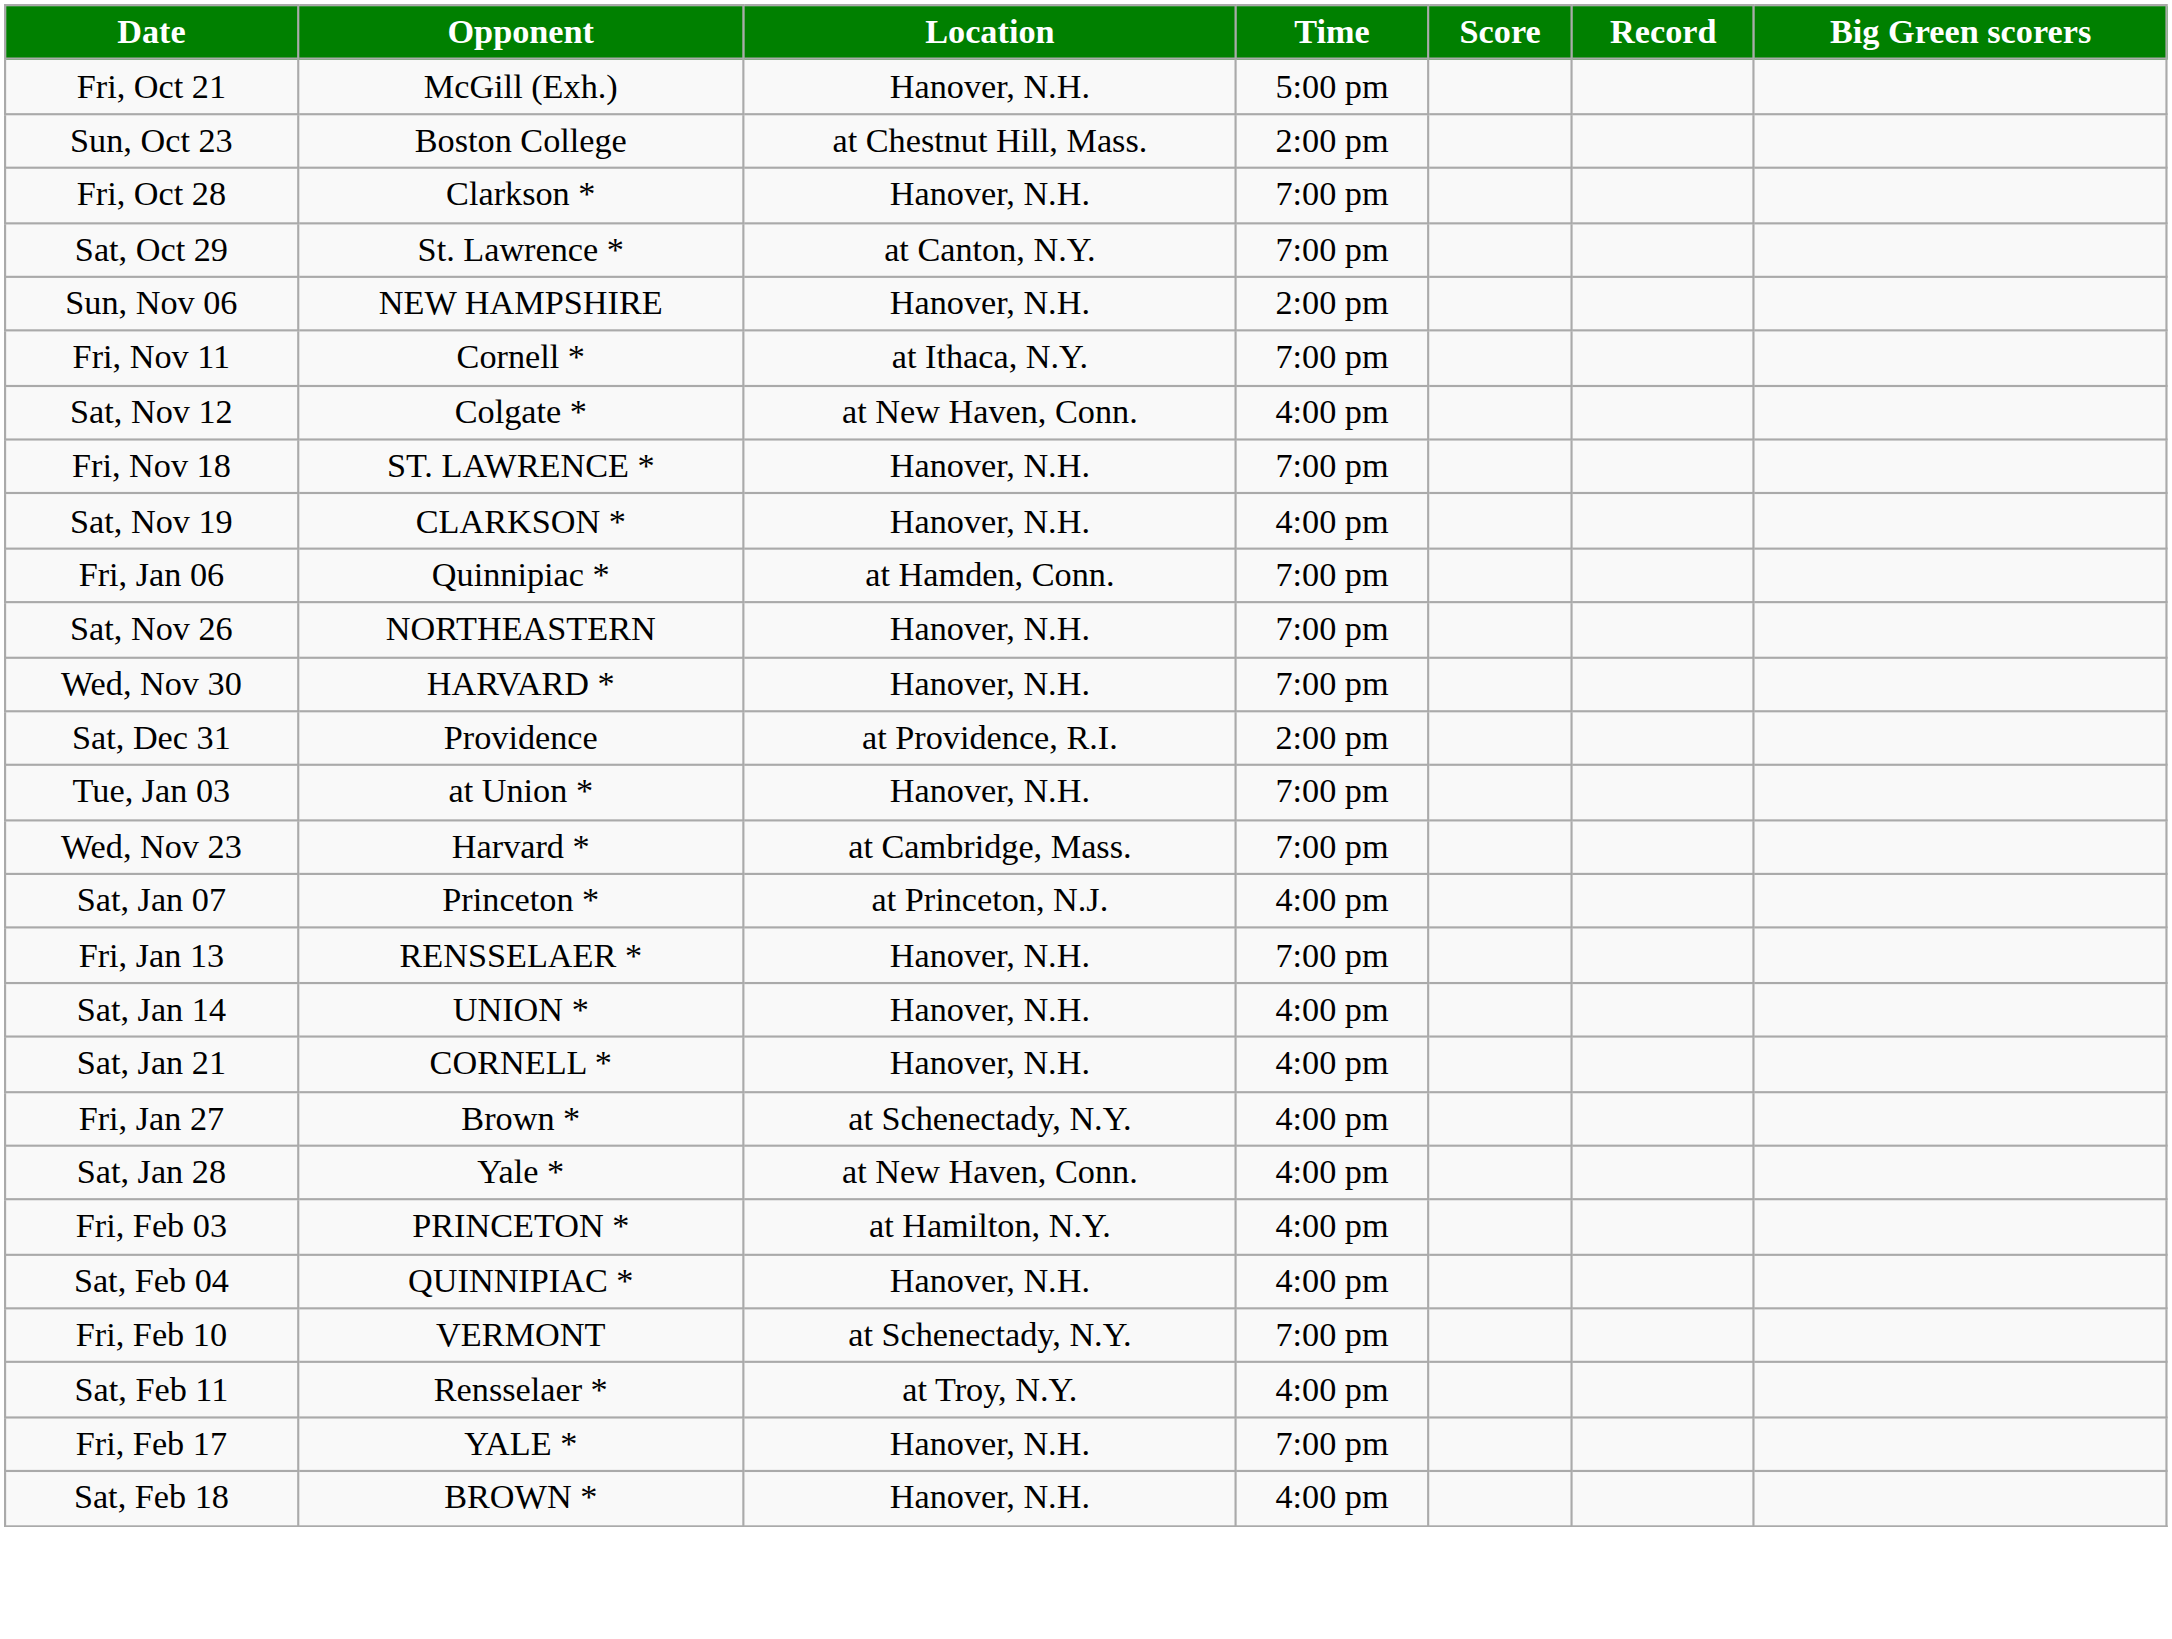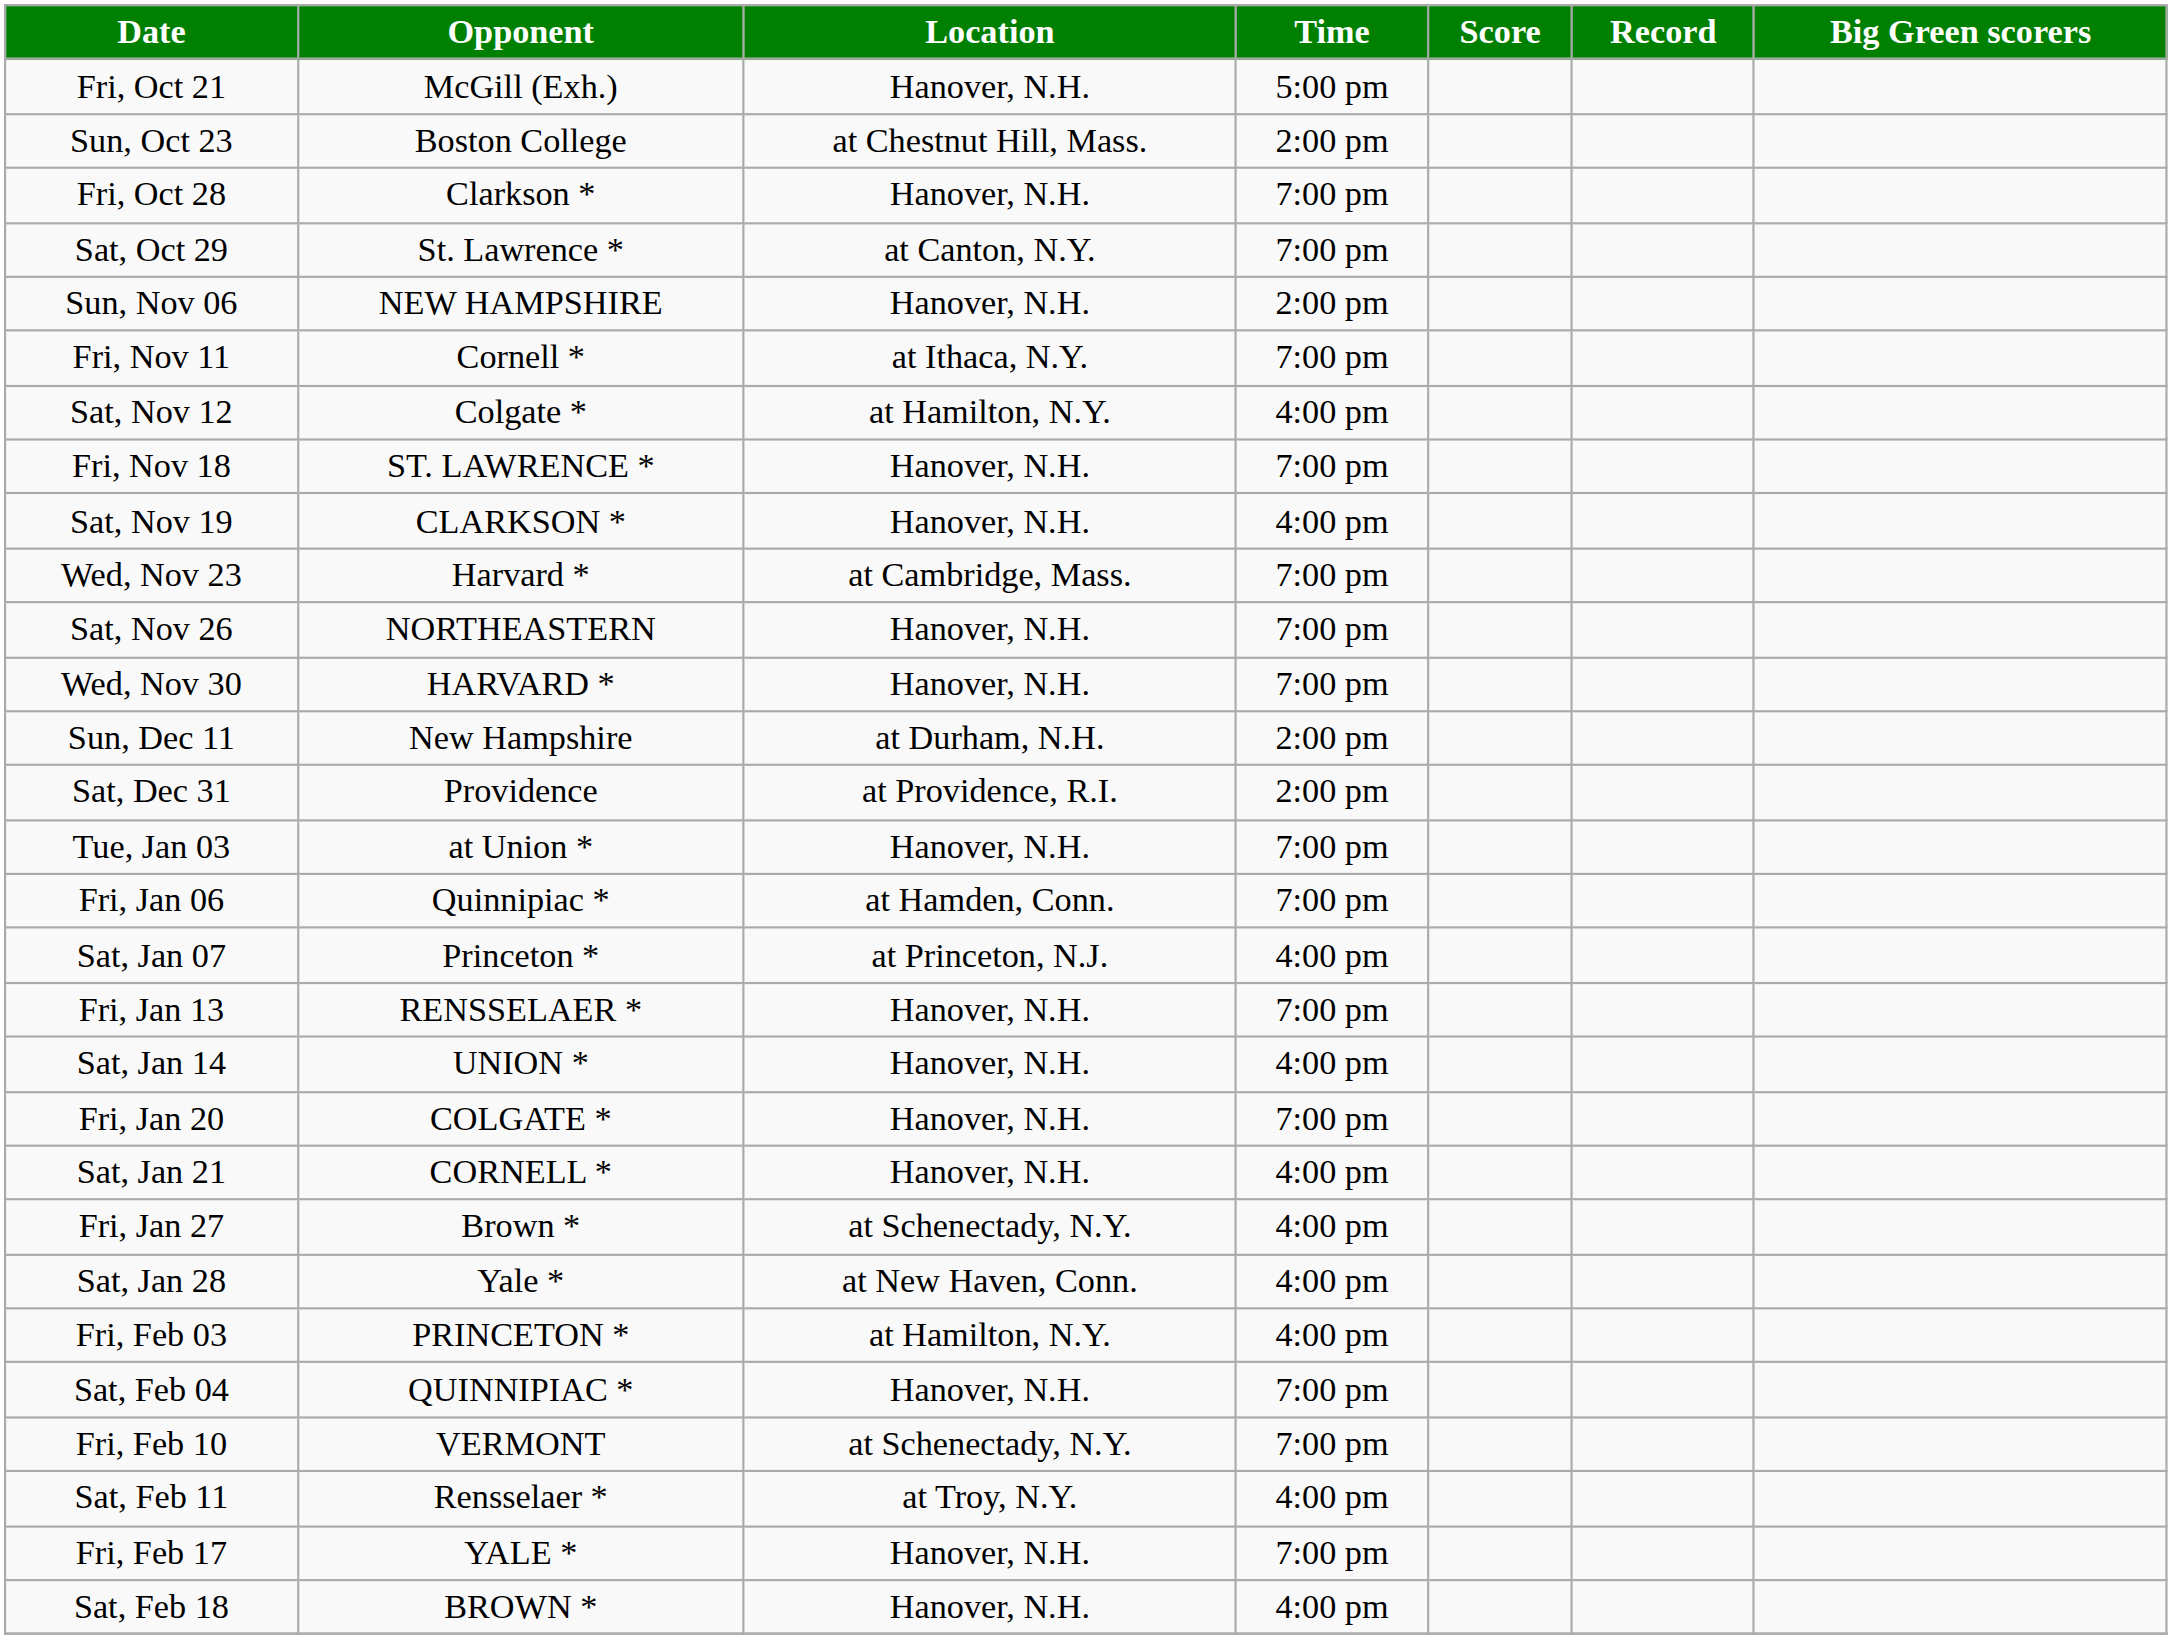(990, 411) at New Haven, Conn. -> (990, 411) at Hamilton, N.Y.
rows swapped: (151, 846) <-> (151, 574)
+ row: (151, 737)
+ row: (151, 1117)
(1332, 1280) 4:00 pm -> (1332, 1389) 7:00 pm
